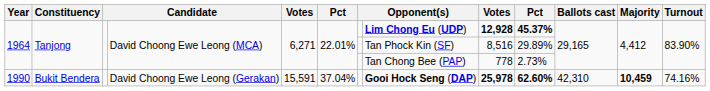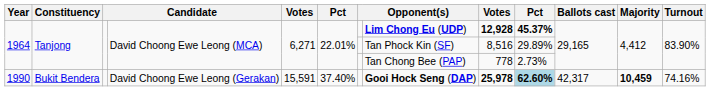(338, 78) 37.04% -> (338, 78) 37.40%
(535, 78) no background -> (535, 78) lightblue background
(573, 78) 42,310 -> (573, 78) 42,317
